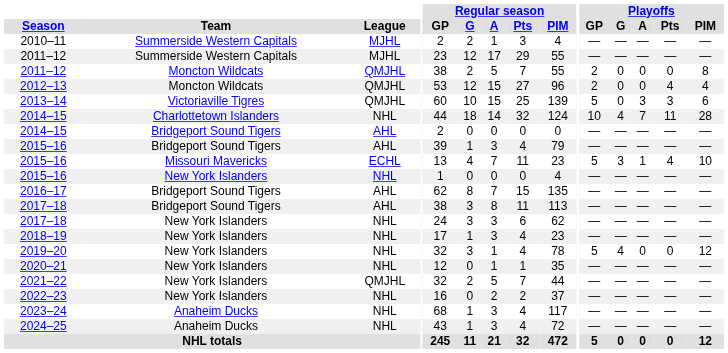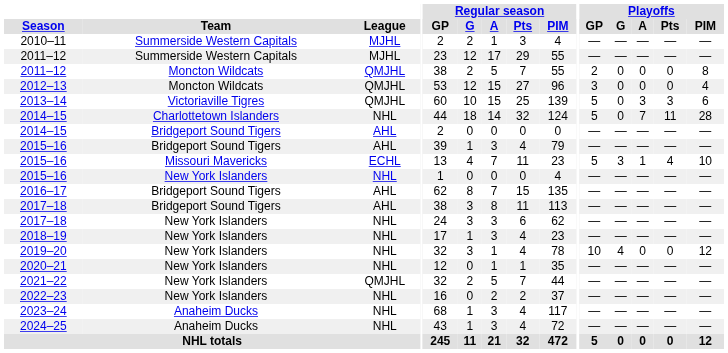(594, 86) 2 -> (594, 86) 3
(670, 86) 4 -> (670, 86) 0
(594, 116) 10 -> (594, 116) 5
(621, 116) 4 -> (621, 116) 0
(594, 251) 5 -> (594, 251) 10
